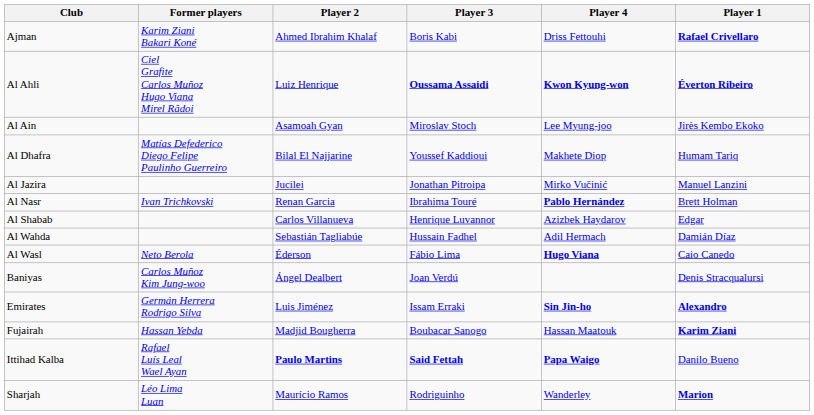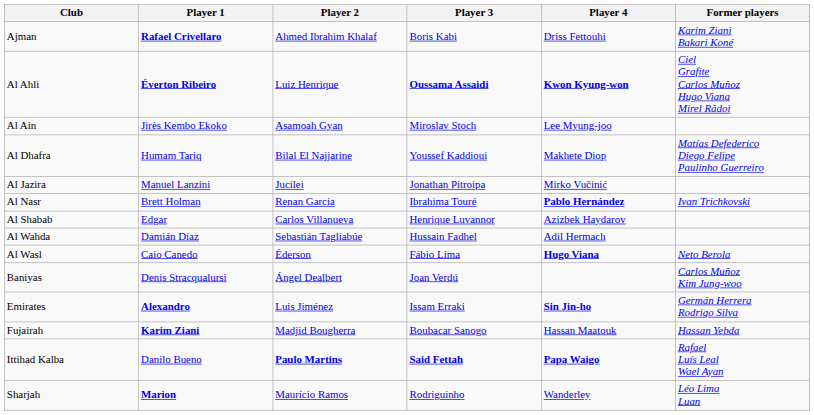columns swapped: (743, 13) <-> (206, 13)
